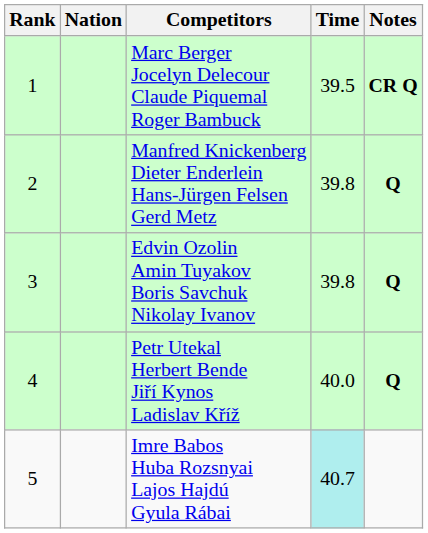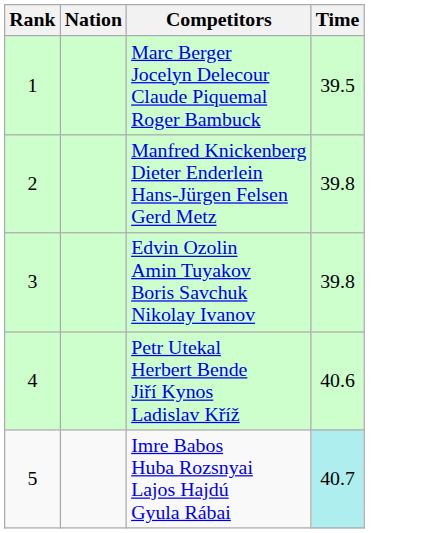- column: (393, 20)
(338, 380) 40.0 -> (338, 380) 40.6
